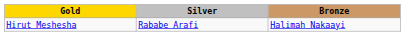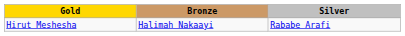columns swapped: (202, 11) <-> (334, 11)
